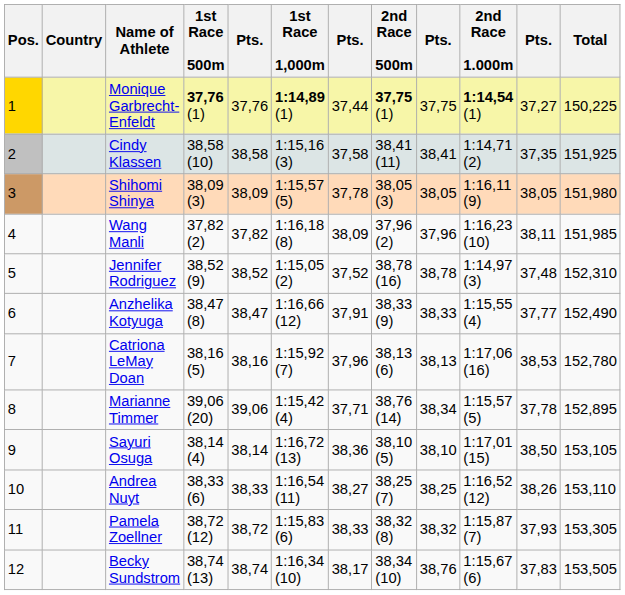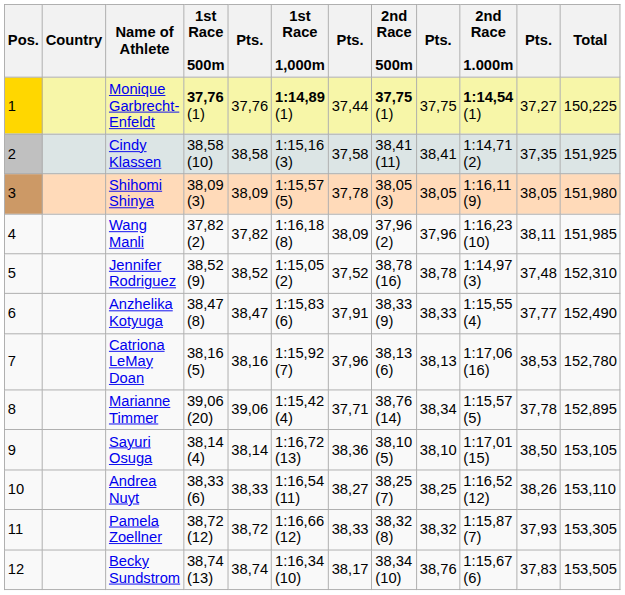(300, 313) 1:16,66 (12) -> (300, 313) 1:15,83 (6)
(300, 529) 1:15,83 (6) -> (300, 529) 1:16,66 (12)
